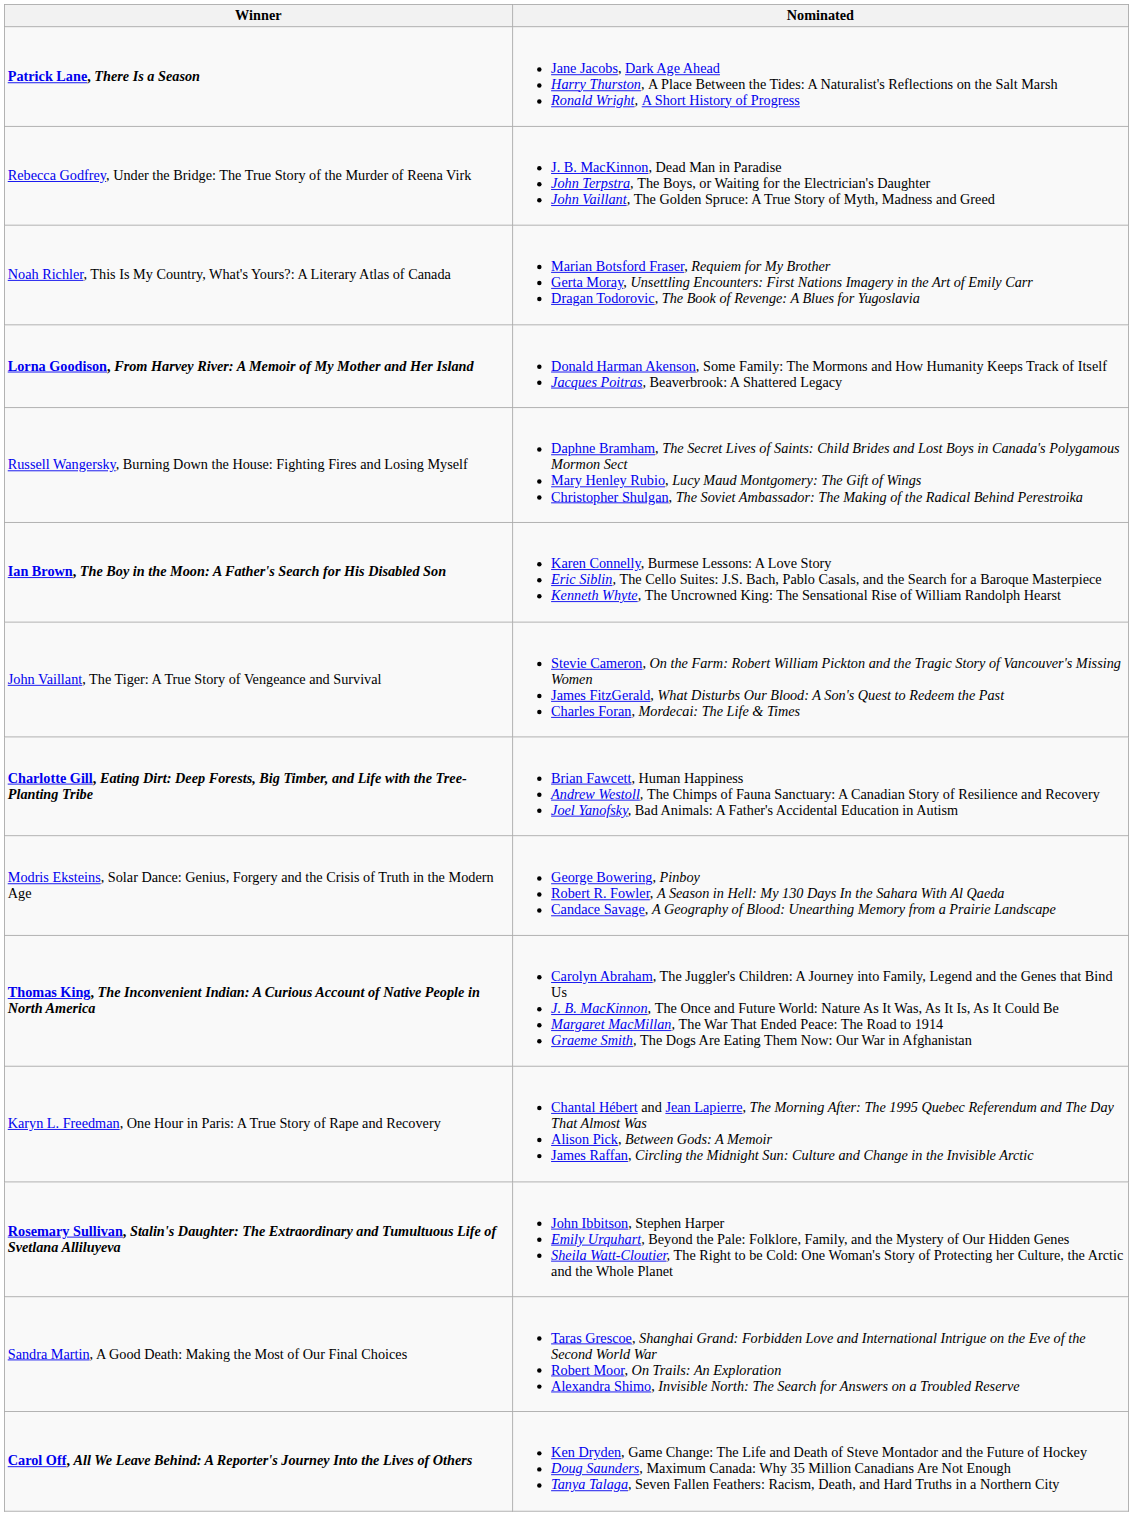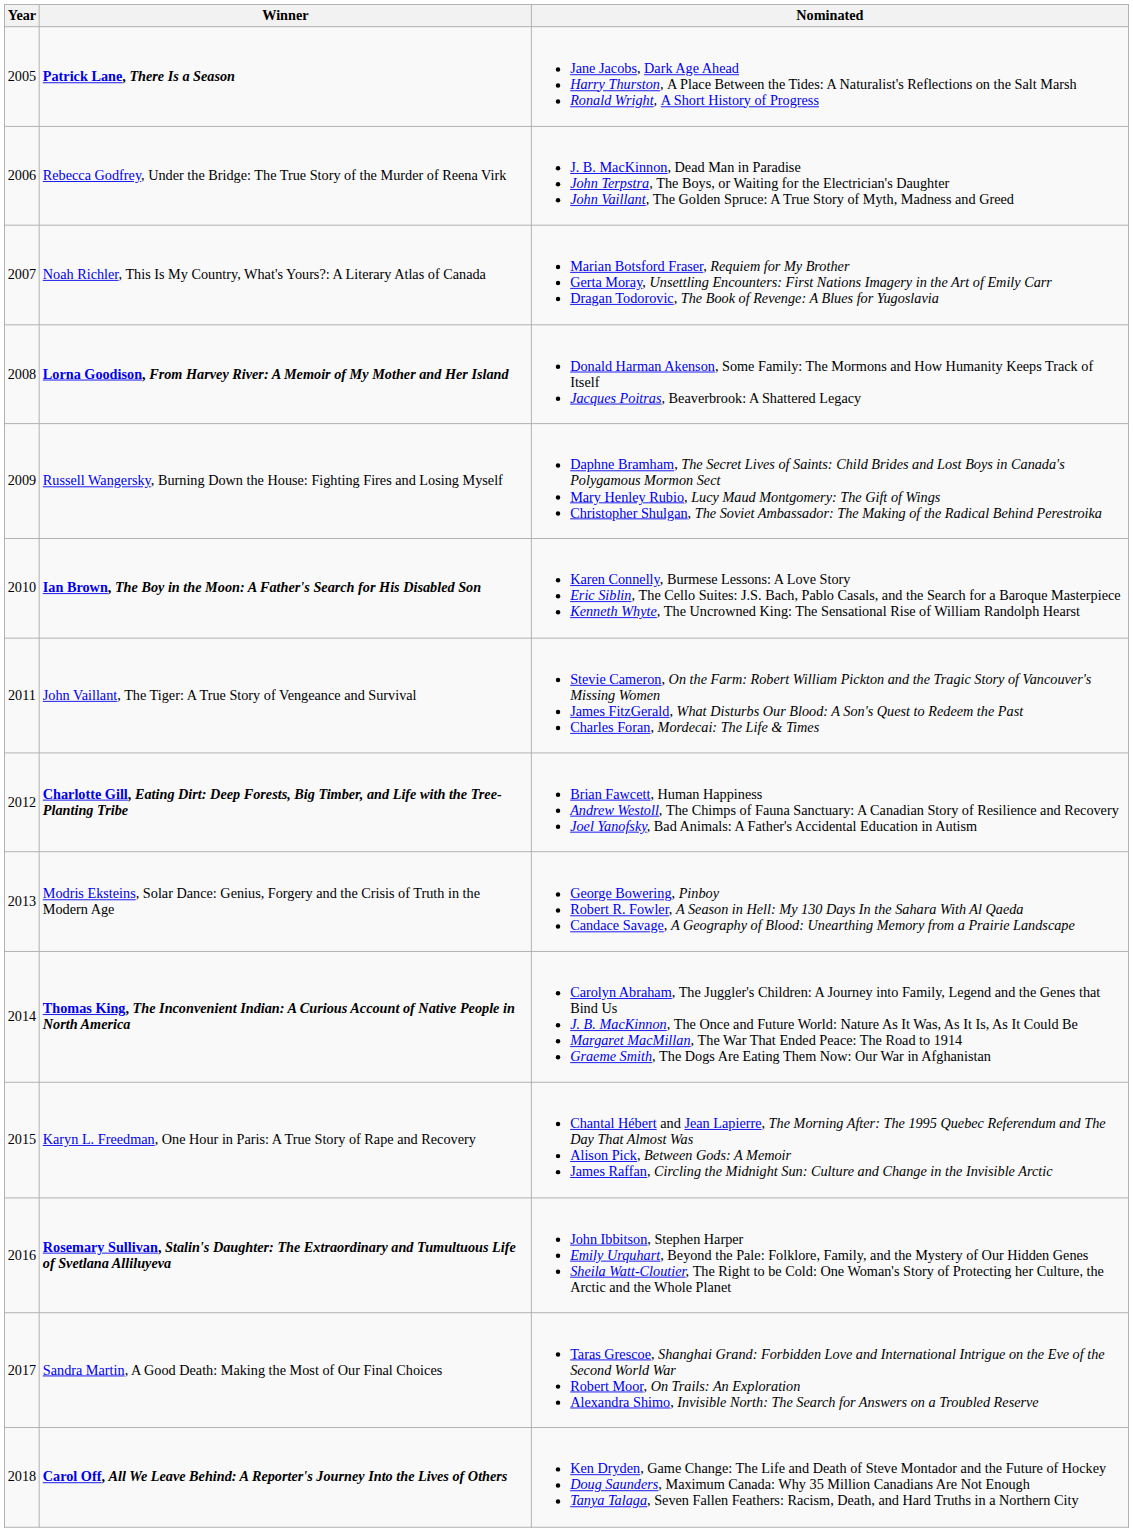+ column: (22, 15)
